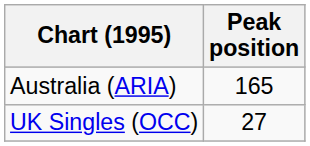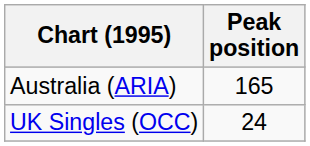(254, 122) 27 -> (254, 122) 24
